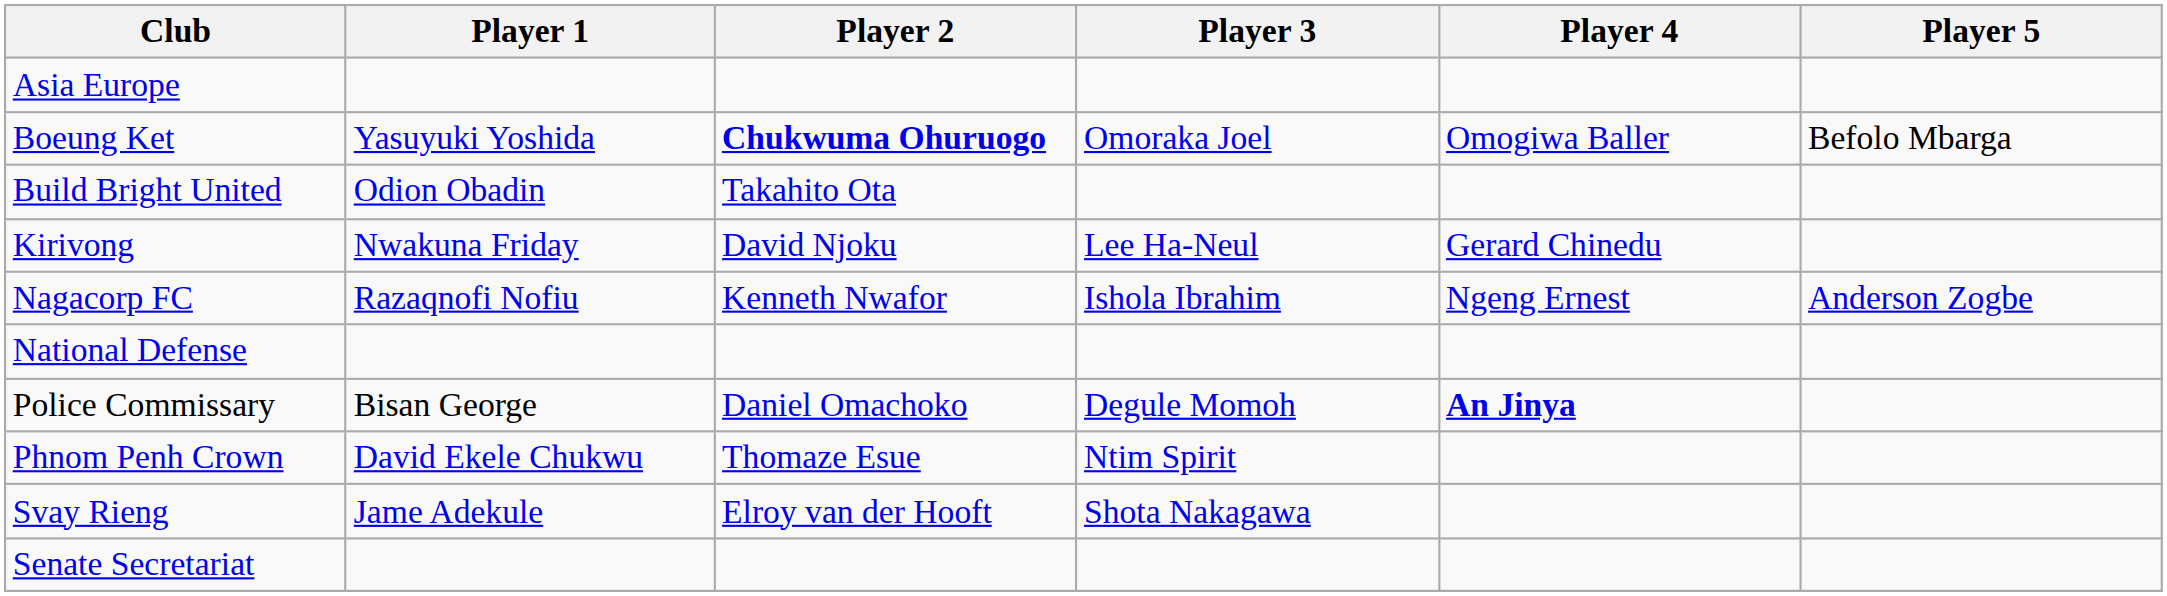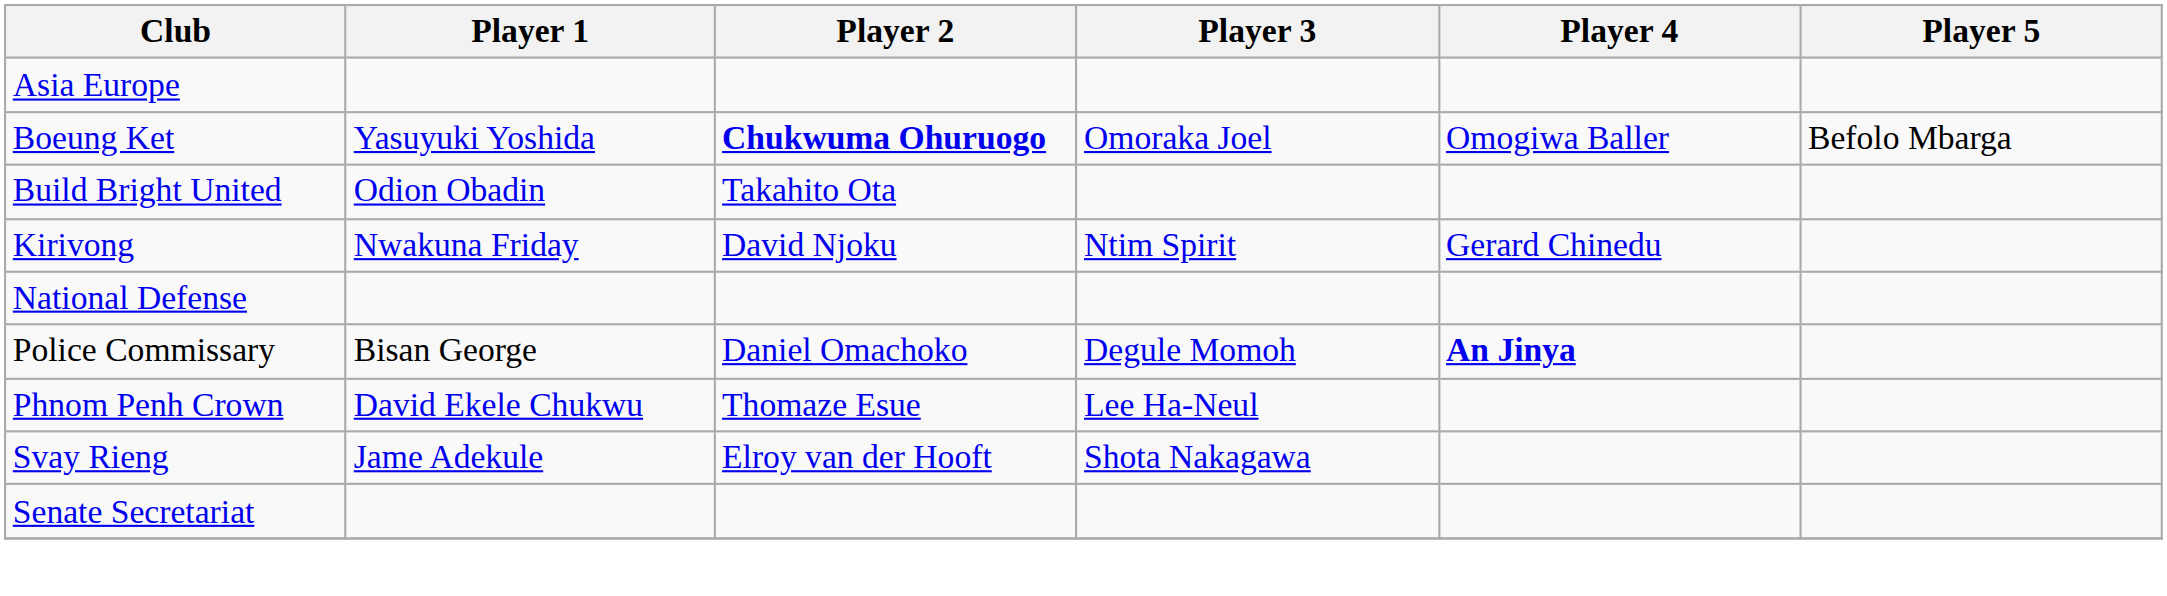(1171, 244) Lee Ha-Neul -> (1160, 244) Ntim Spirit
- row: (103, 297)
(1160, 457) Ntim Spirit -> (1171, 404) Lee Ha-Neul
